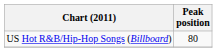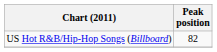(193, 39) 80 -> (193, 39) 82
